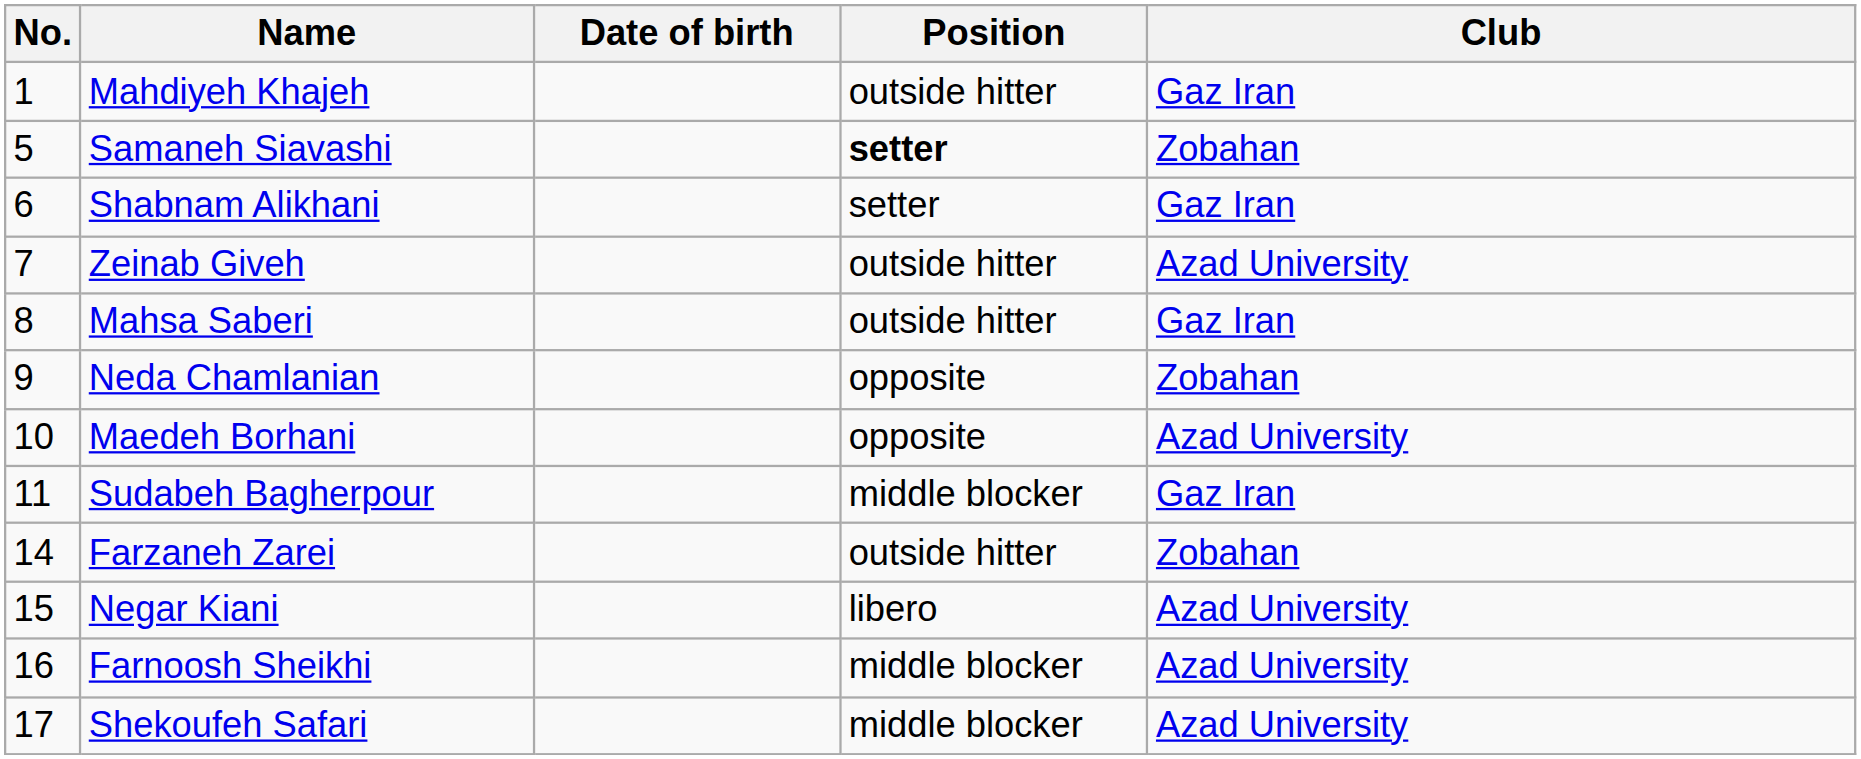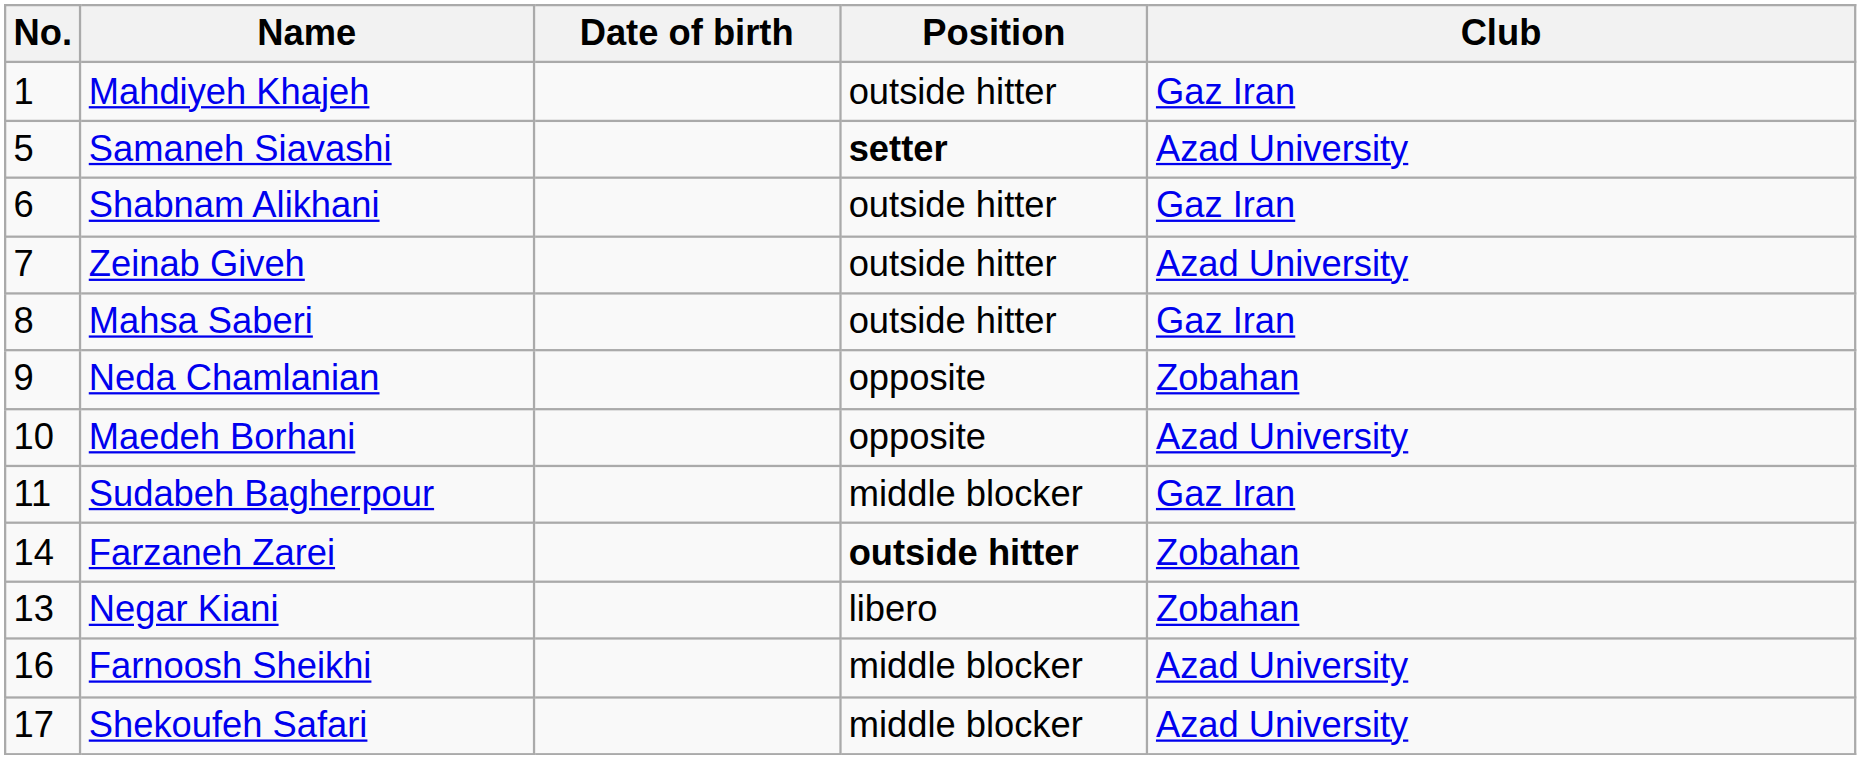(1228, 148) Zobahan -> (1282, 148) Azad University
(894, 206) setter -> (953, 206) outside hitter
(953, 551) normal -> (964, 551) bold
(34, 609) 15 -> (34, 609) 13
(1282, 609) Azad University -> (1228, 609) Zobahan
